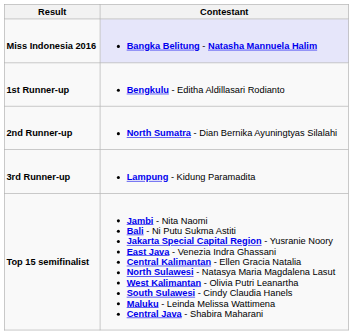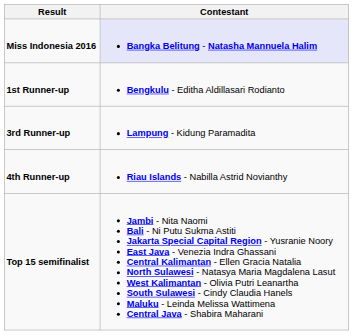- row: (39, 133)
+ row: (38, 177)
